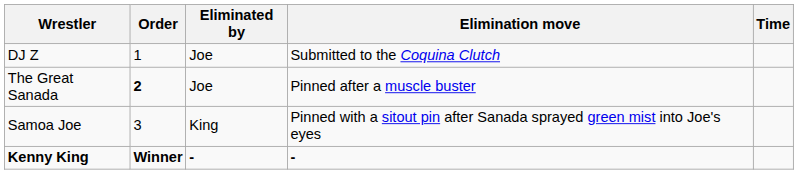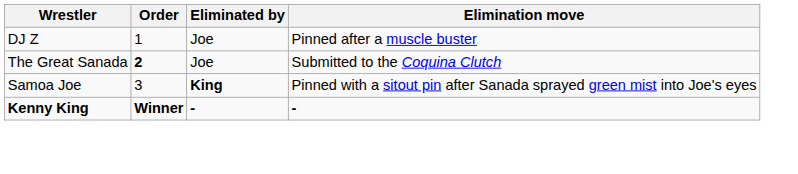- column: (773, 24)
(395, 55) Submitted to the Coquina Clutch -> (384, 39) Pinned after a muscle buster
(383, 86) Pinned after a muscle buster -> (396, 62) Submitted to the Coquina Clutch
(204, 126) normal -> (206, 85) bold
